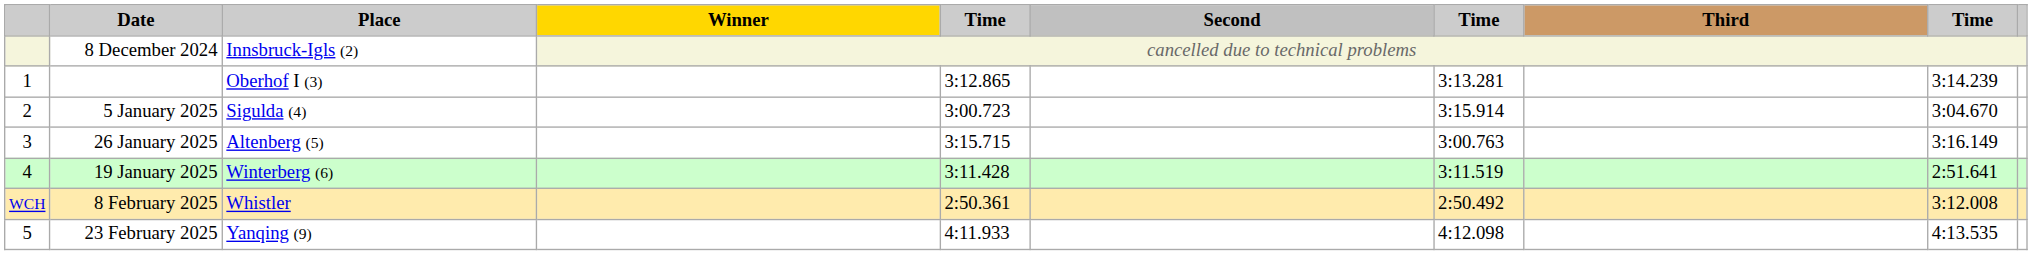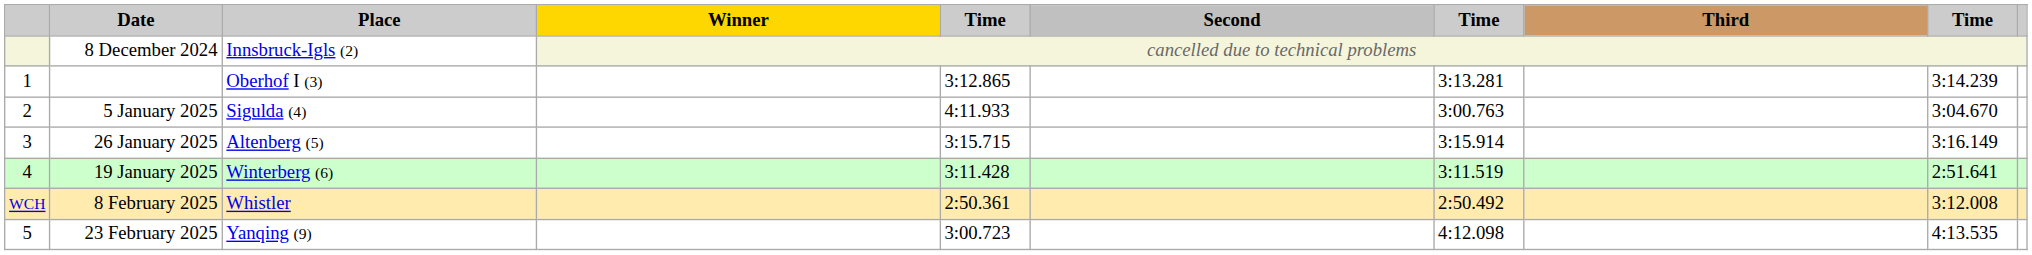(977, 111) 3:00.723 -> (977, 111) 4:11.933
(1471, 111) 3:15.914 -> (1471, 111) 3:00.763
(1471, 141) 3:00.763 -> (1471, 141) 3:15.914
(977, 233) 4:11.933 -> (977, 233) 3:00.723
